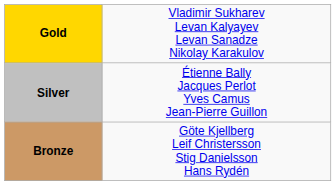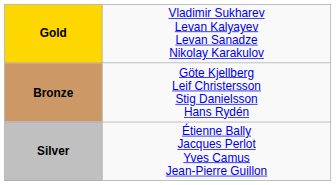rows swapped: (53, 92) <-> (53, 151)
